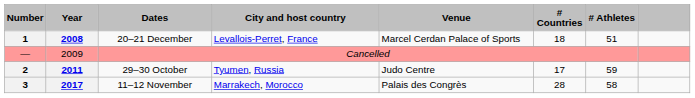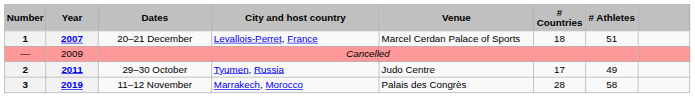(72, 39) 2008 -> (72, 39) 2007
(612, 70) 59 -> (612, 70) 49
(72, 85) 2017 -> (72, 85) 2019
